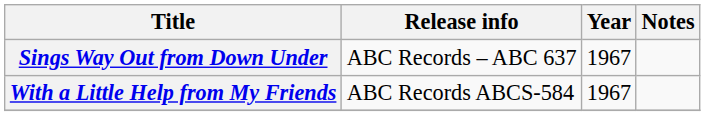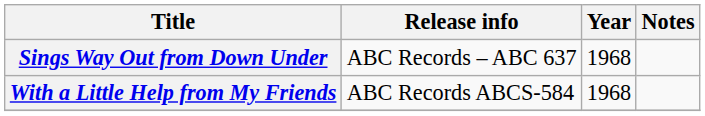(609, 57) 1967 -> (609, 57) 1968
(609, 92) 1967 -> (609, 92) 1968
